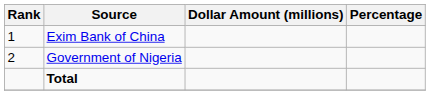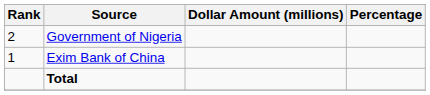rows swapped: (106, 36) <-> (114, 57)
